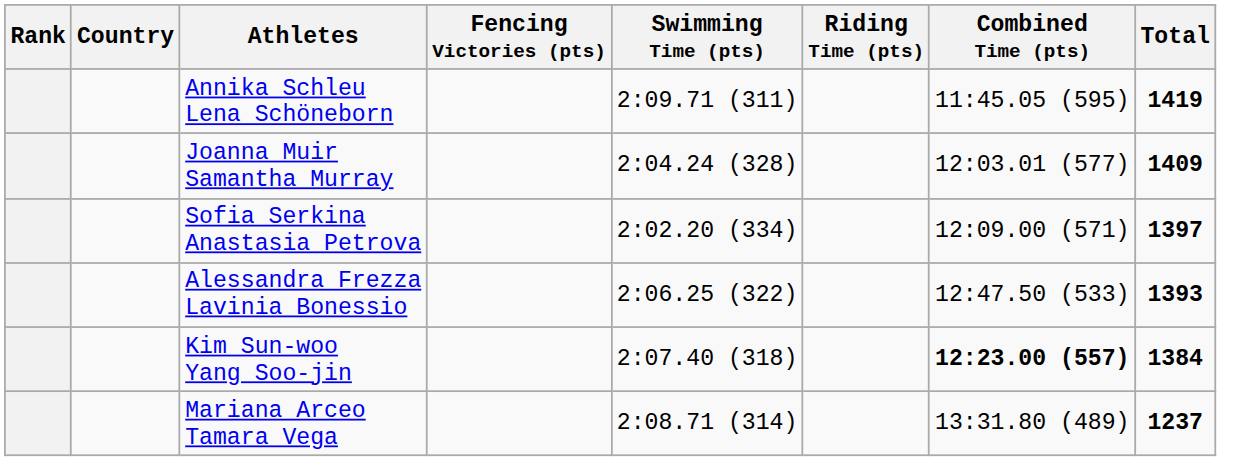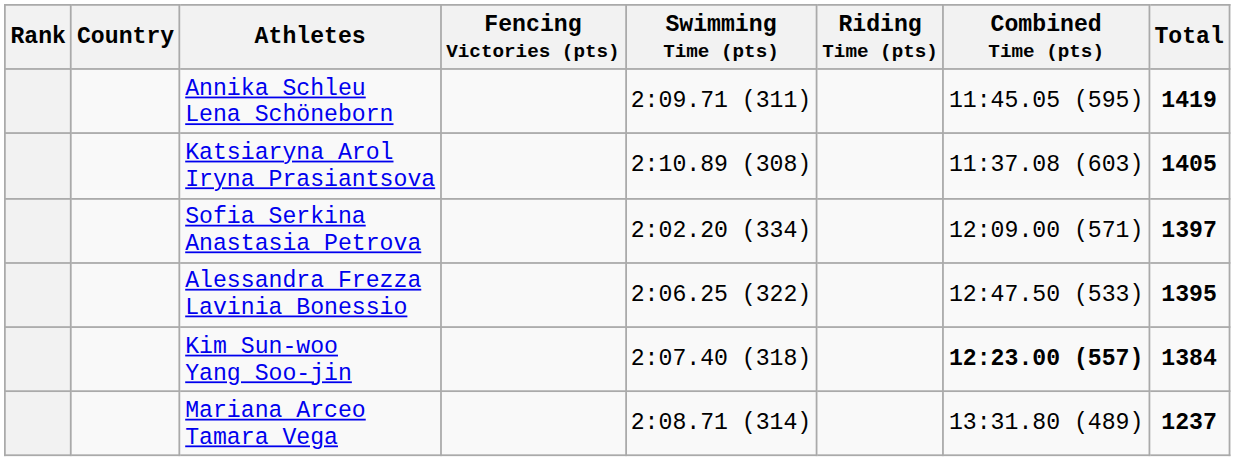- row: (289, 166)
+ row: (310, 166)
(1175, 295) 1393 -> (1189, 295) 1395
